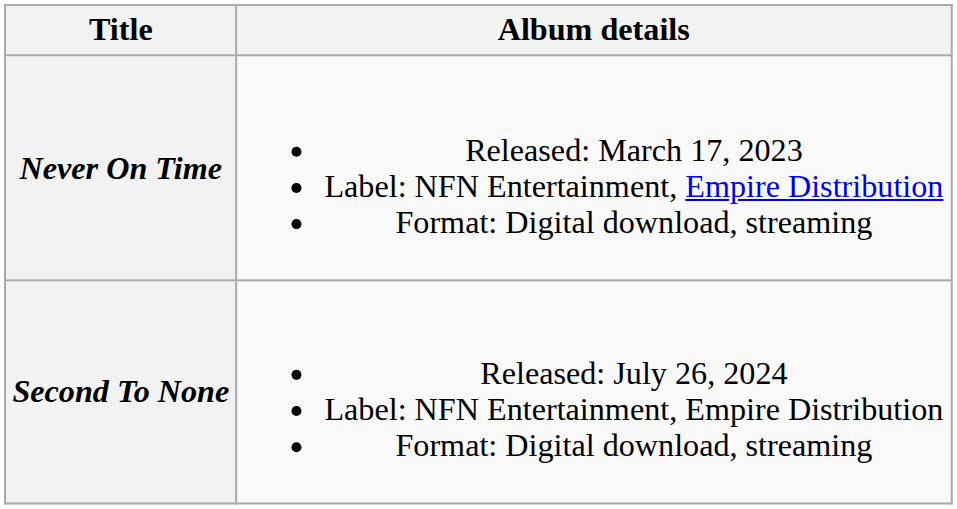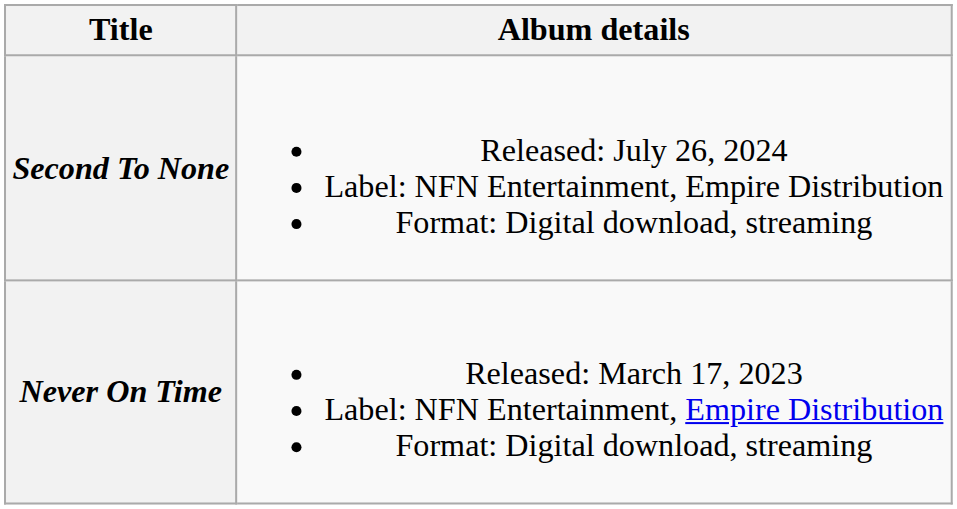rows swapped: (121, 167) <-> (121, 391)
